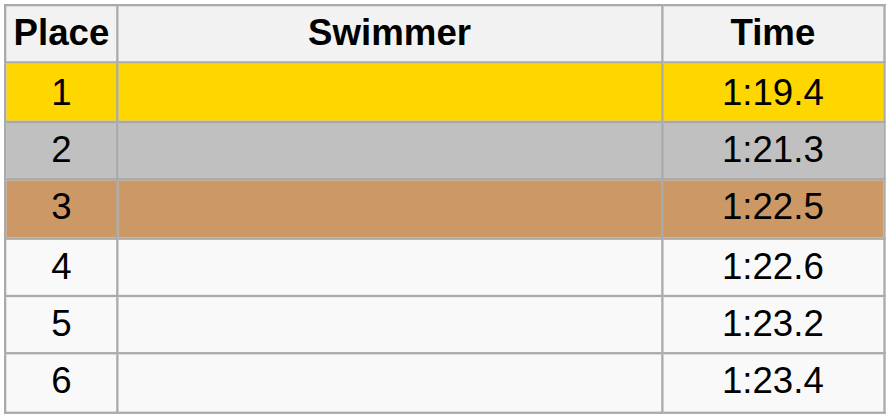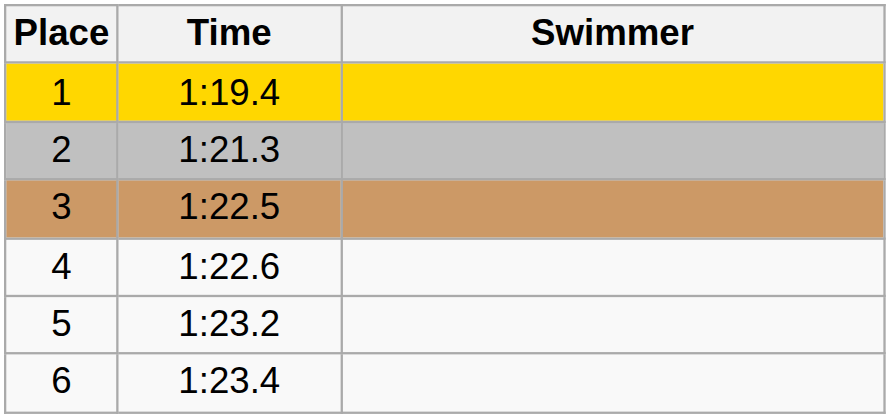columns swapped: (390, 33) <-> (773, 33)
